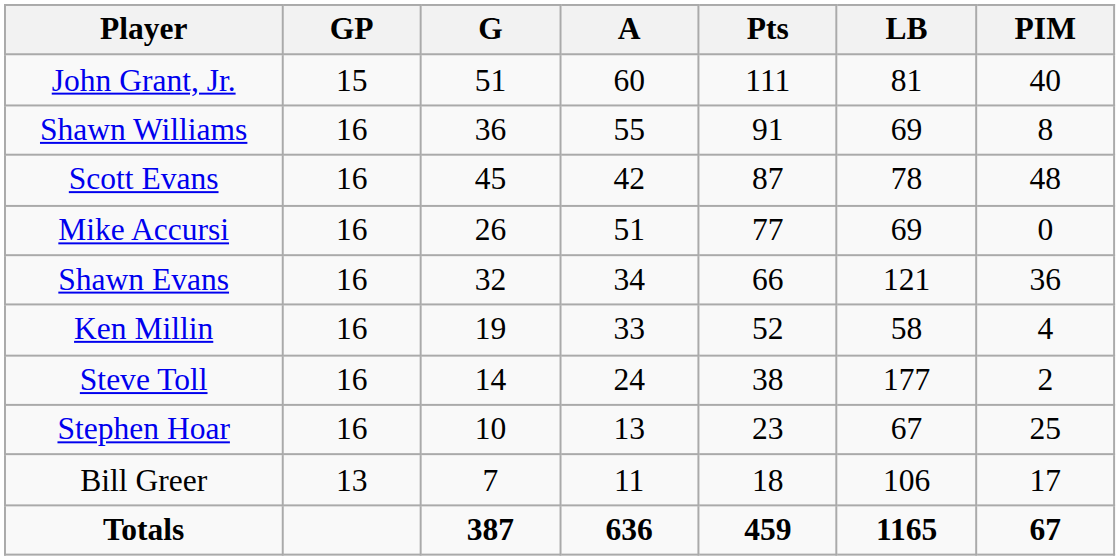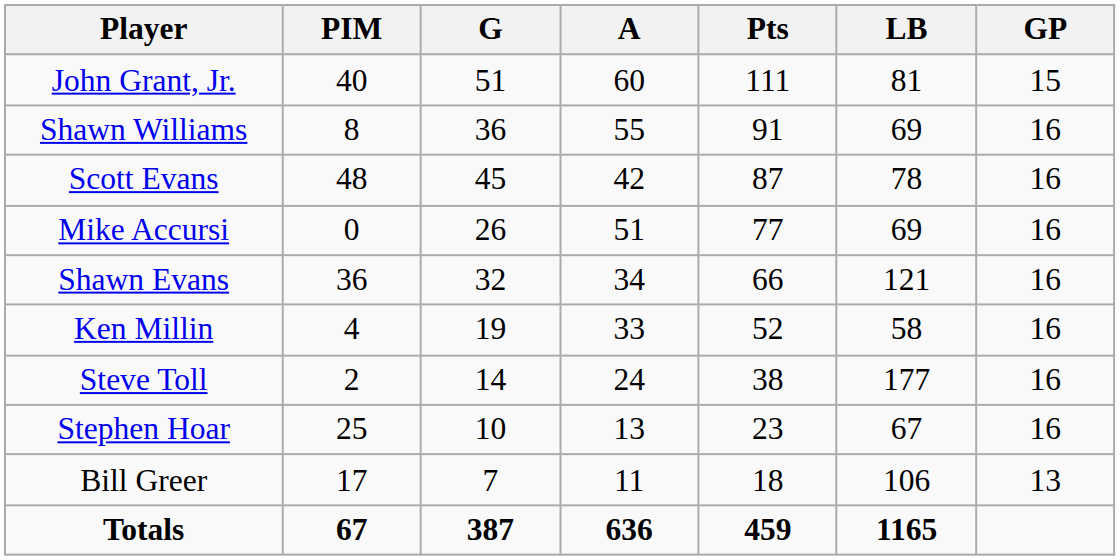columns swapped: (352, 29) <-> (1045, 29)
